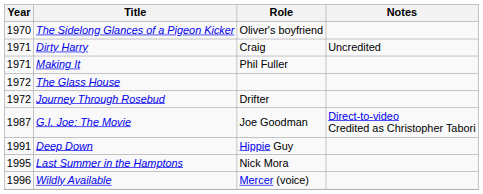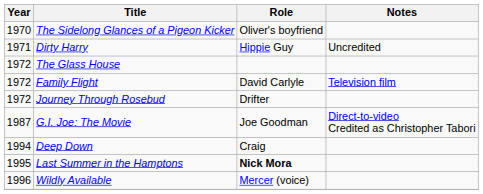(252, 47) Craig -> (266, 47) Hippie Guy
- row: (58, 64)
+ row: (67, 82)
(19, 146) 1991 -> (19, 146) 1994
(266, 146) Hippie Guy -> (252, 146) Craig
(264, 163) normal -> (265, 163) bold
